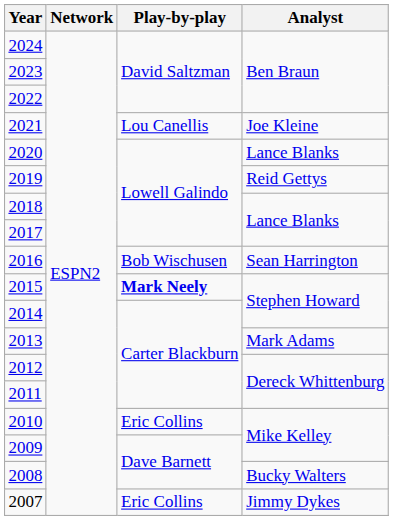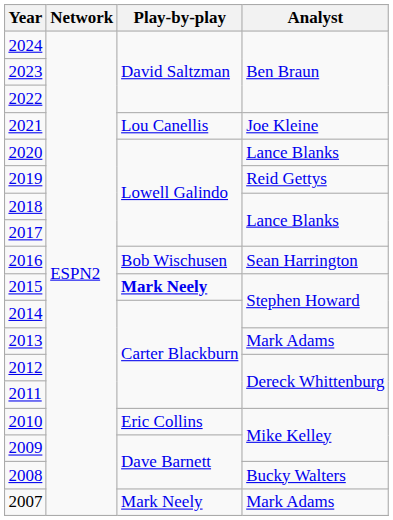(162, 502) Eric Collins -> (162, 502) Mark Neely
(293, 502) Jimmy Dykes -> (290, 502) Mark Adams
